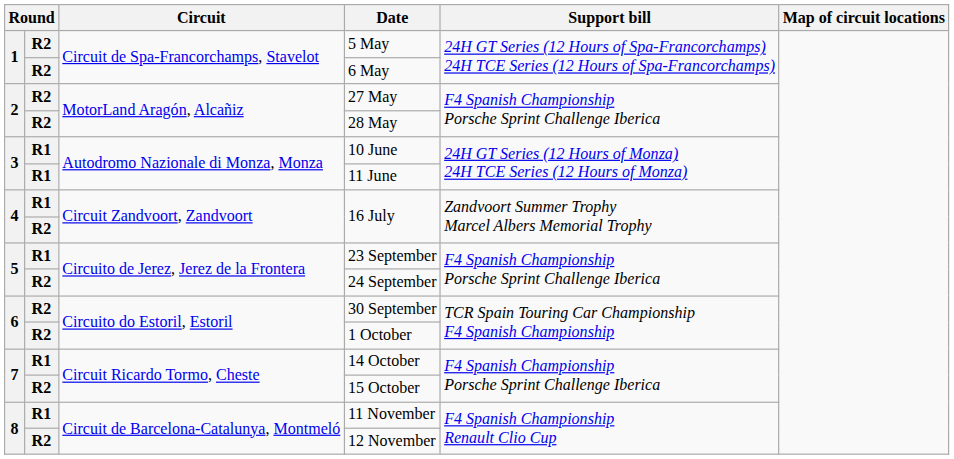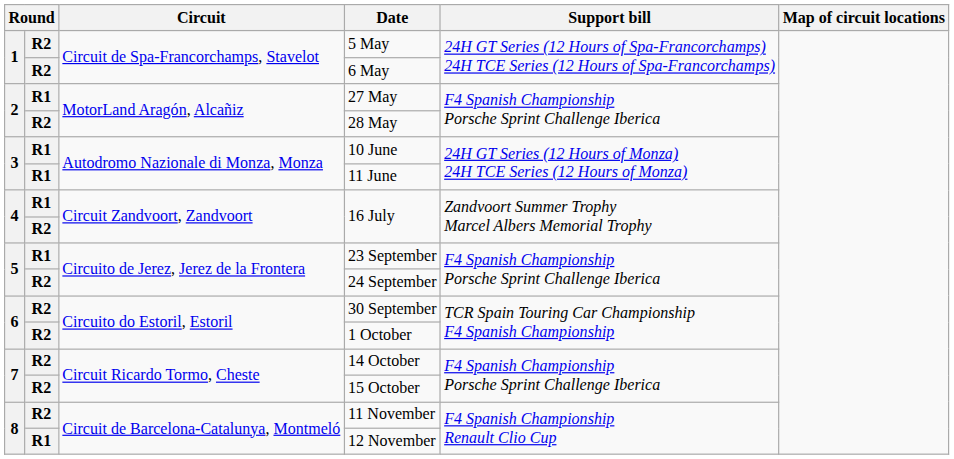(41, 96) R2 -> (41, 96) R1
(41, 361) R1 -> (41, 361) R2
(41, 414) R1 -> (41, 414) R2
(41, 440) R2 -> (41, 440) R1
